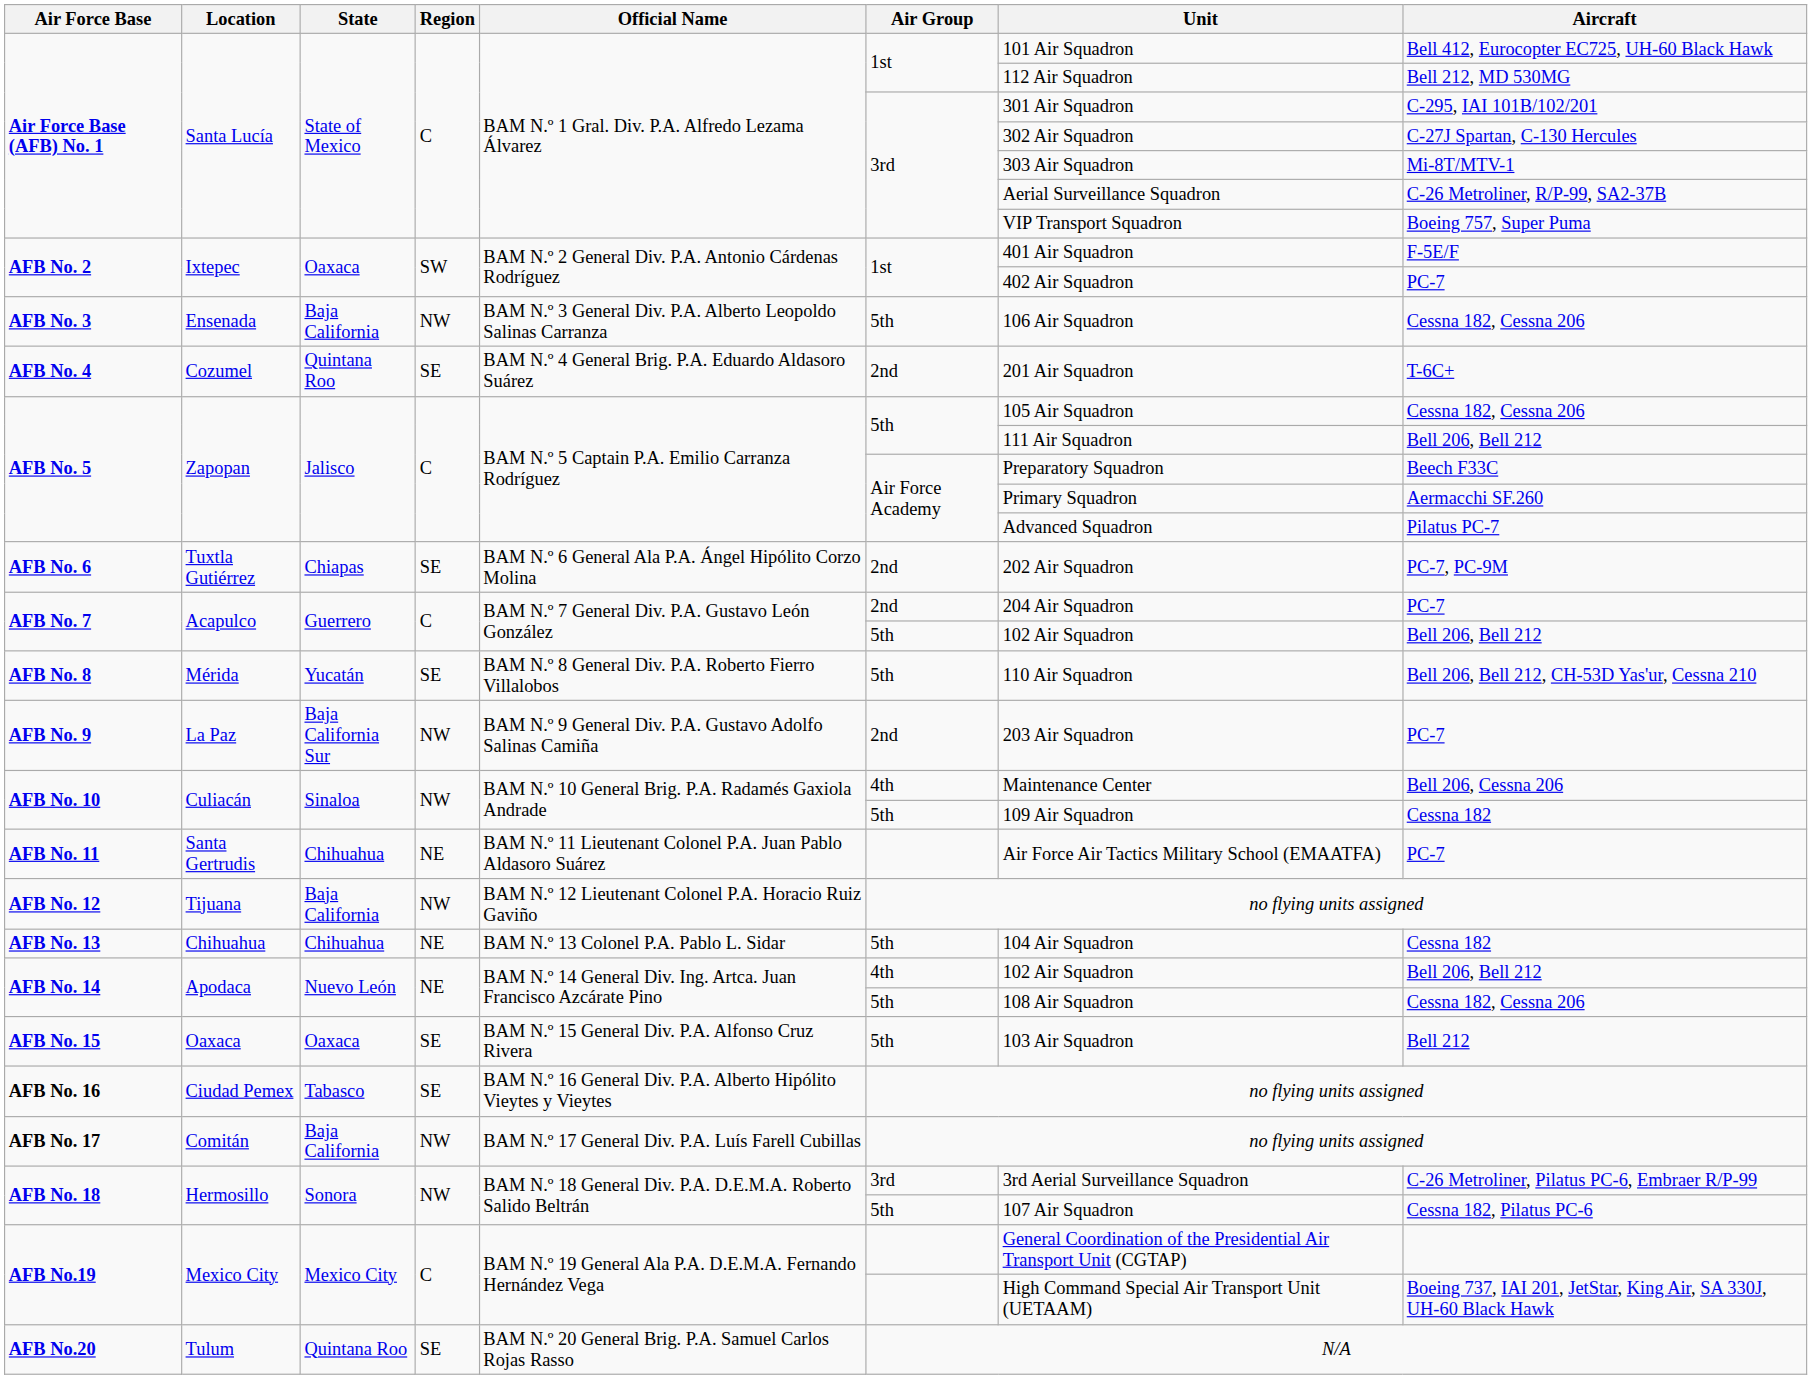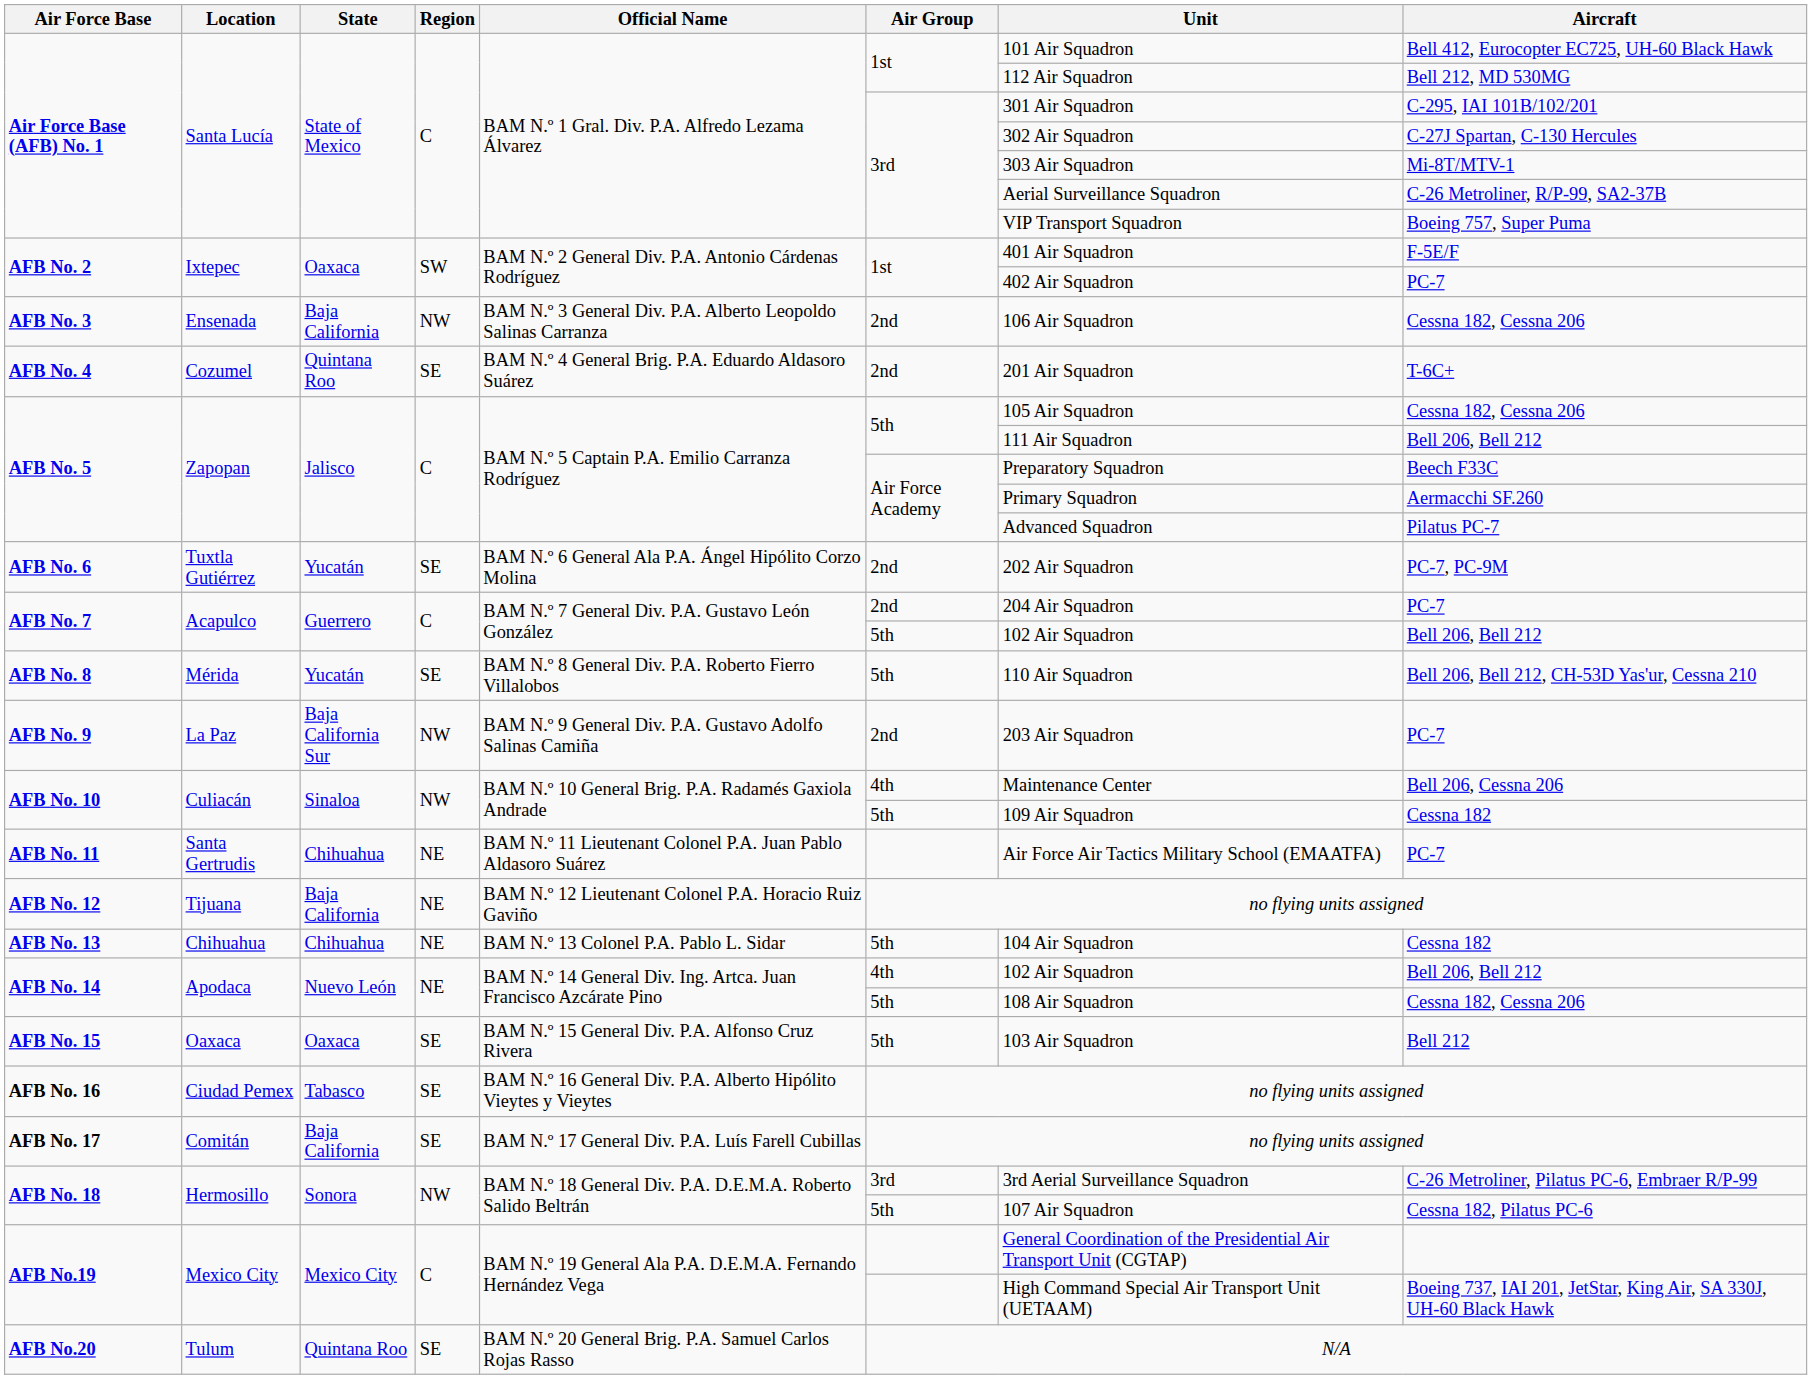(882, 321) 5th -> (884, 321) 2nd
(334, 566) Chiapas -> (334, 566) Yucatán
(435, 903) NW -> (432, 903) NE
(435, 1141) NW -> (430, 1141) SE
